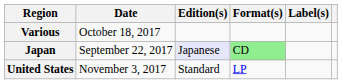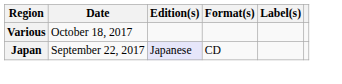(241, 50) lightgreen background -> (213, 50) no background
- row: (40, 69)
